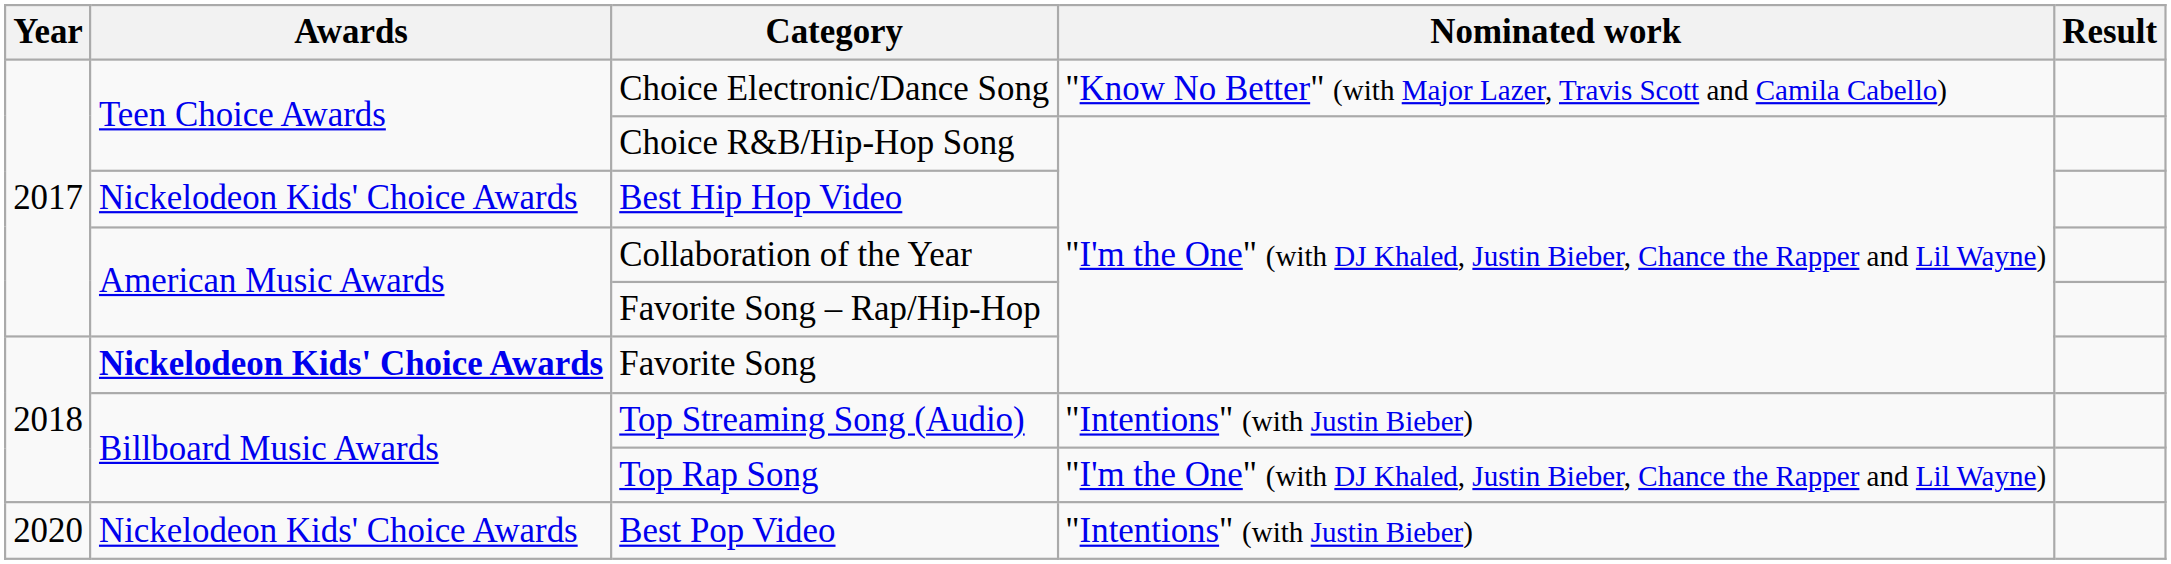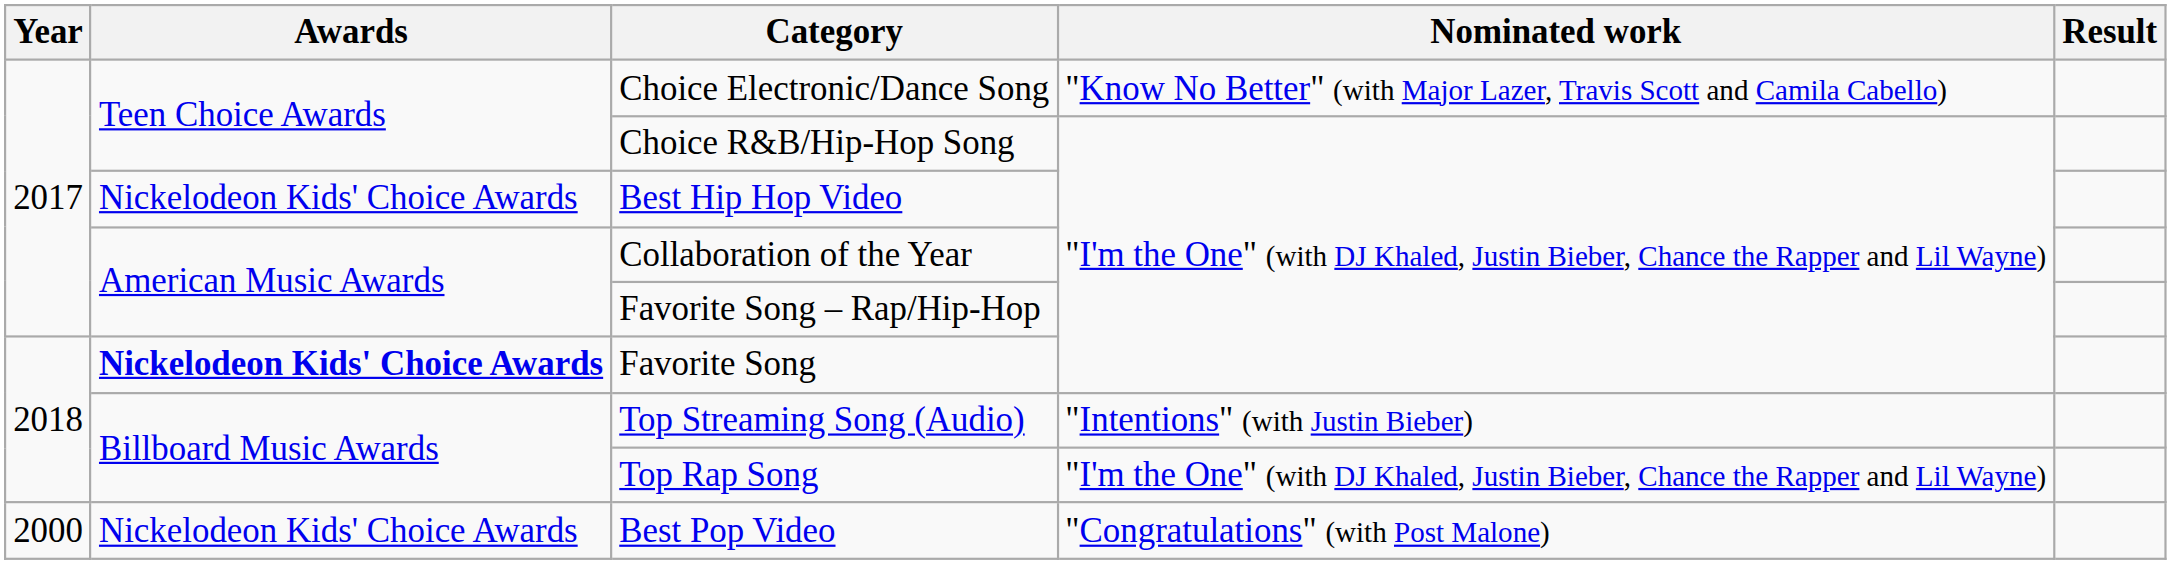(48, 530) 2020 -> (48, 530) 2000
(1269, 530) "Intentions" (with Justin Bieber) -> (1308, 530) "Congratulations" (with Post Malone)
